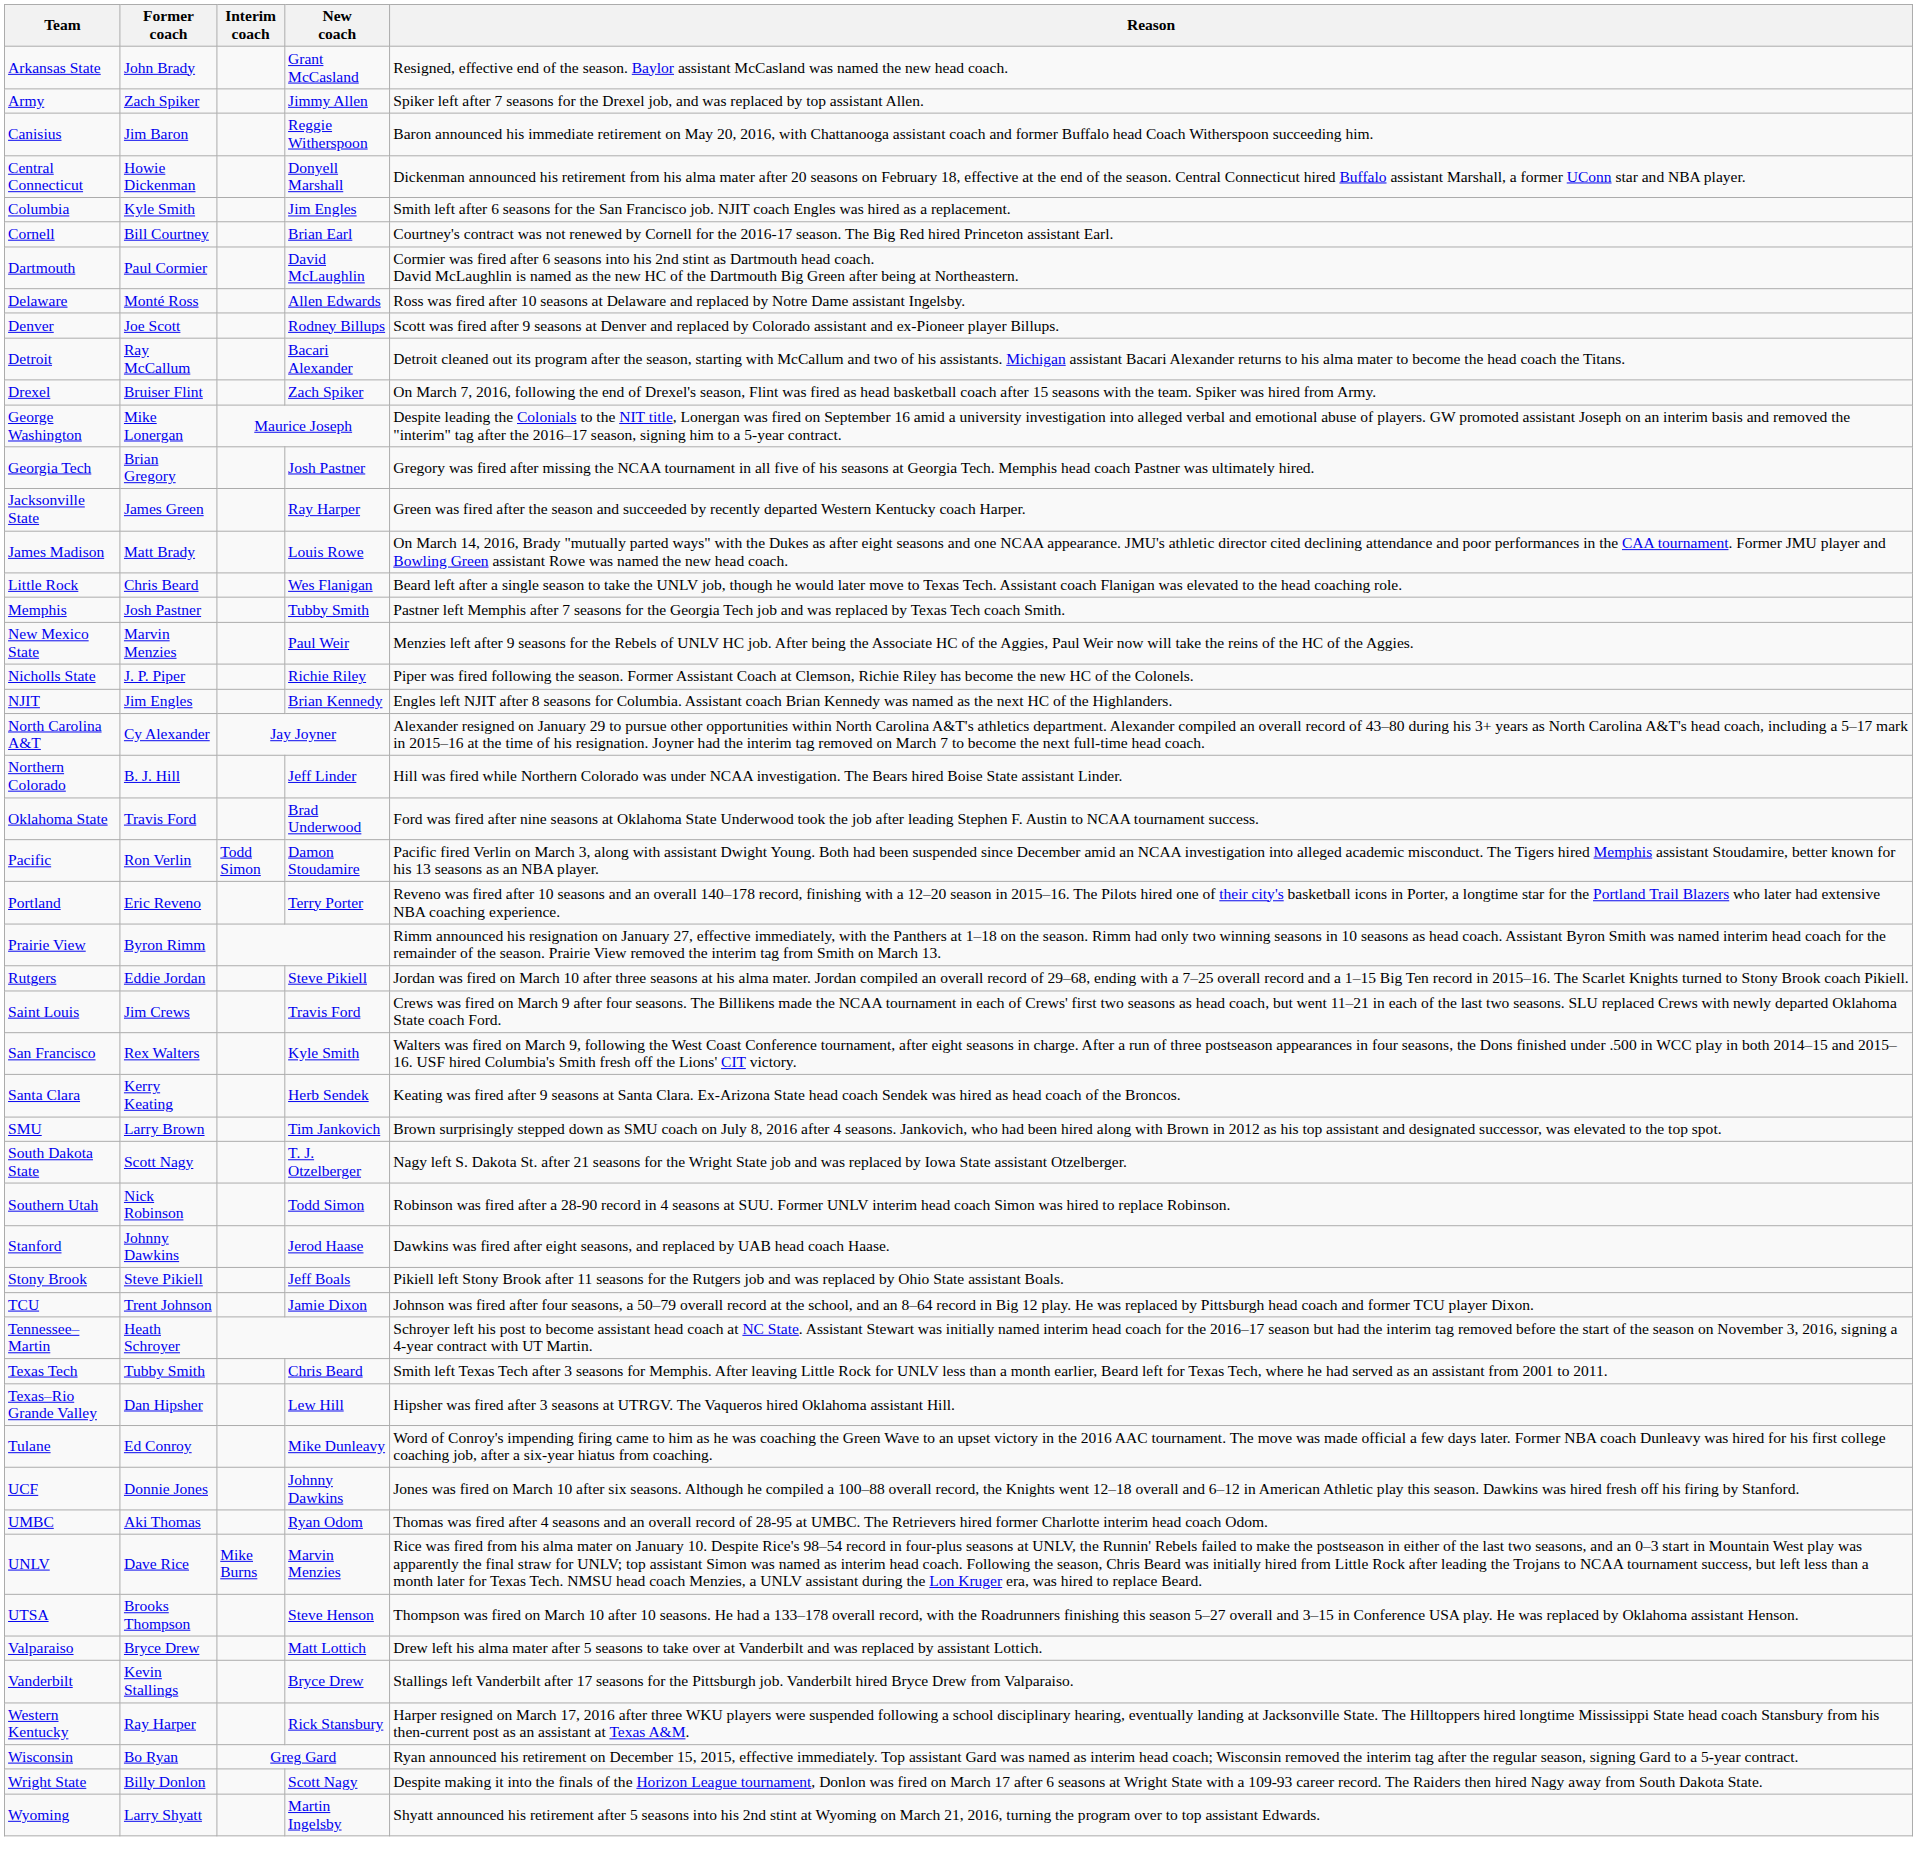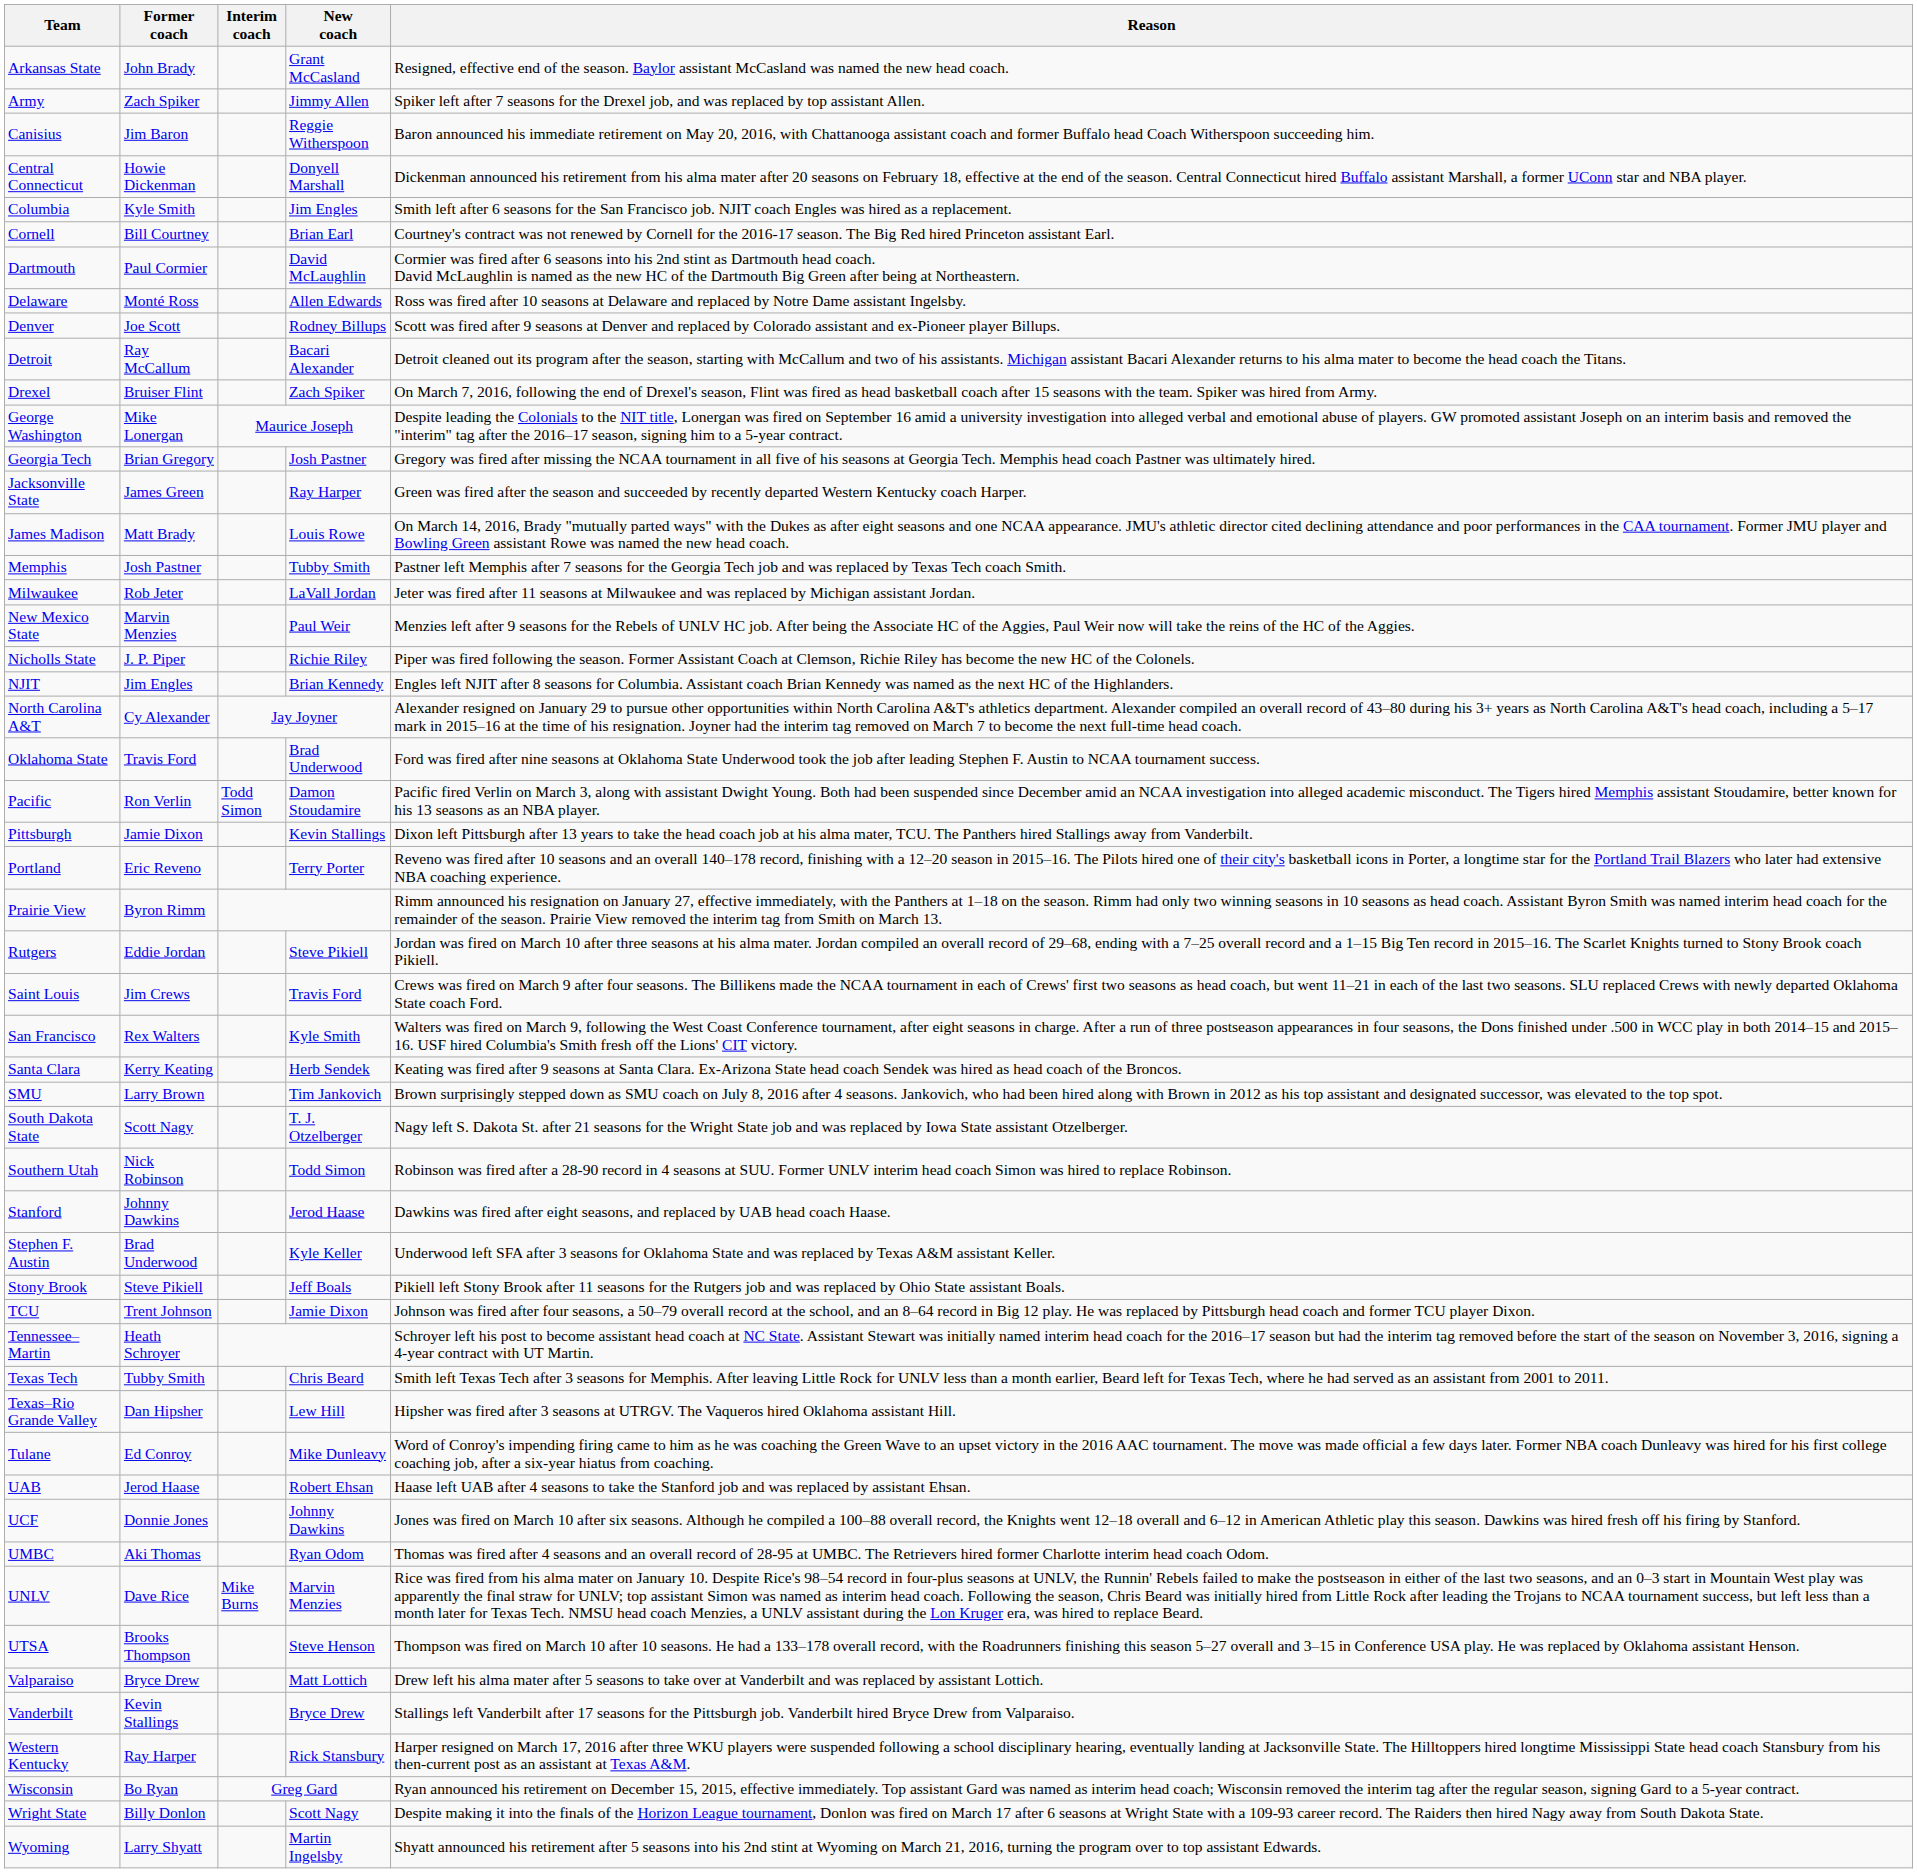- row: (43, 585)
+ row: (43, 592)
- row: (37, 776)
+ row: (40, 834)
+ row: (41, 1253)
+ row: (24, 1487)
